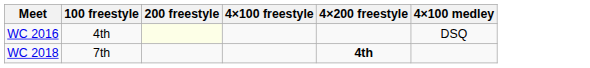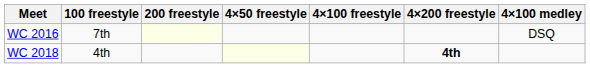+ column: (266, 14)
(102, 33) 4th -> (102, 33) 7th
(102, 53) 7th -> (102, 53) 4th
